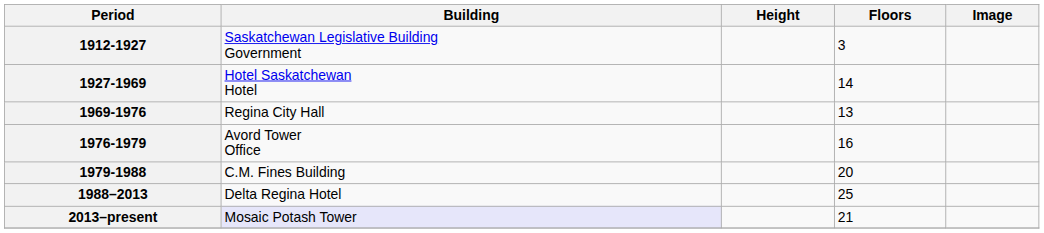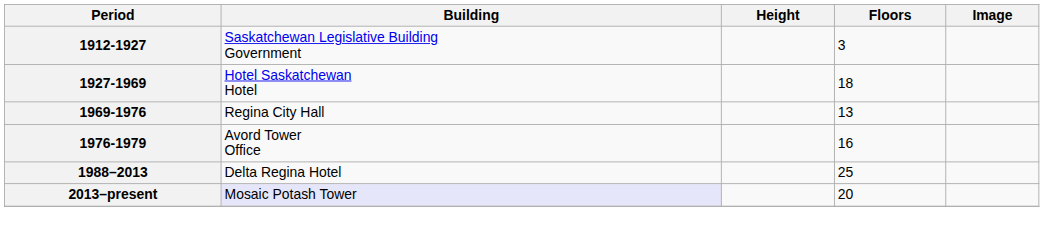(845, 83) 14 -> (845, 83) 18
- row: (113, 172)
(845, 217) 21 -> (845, 194) 20
